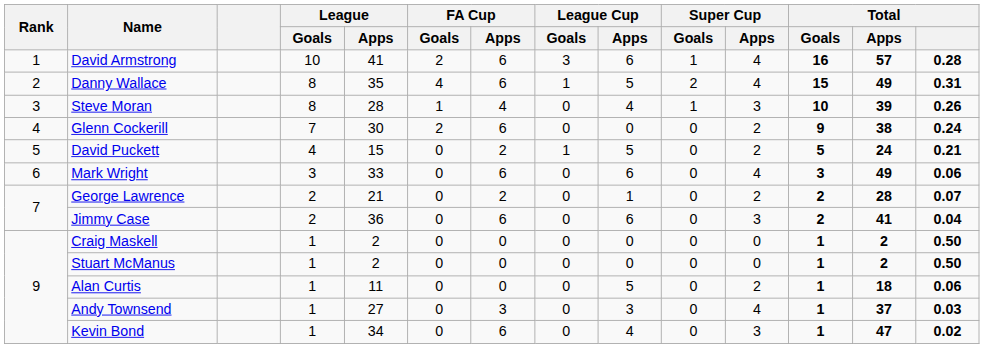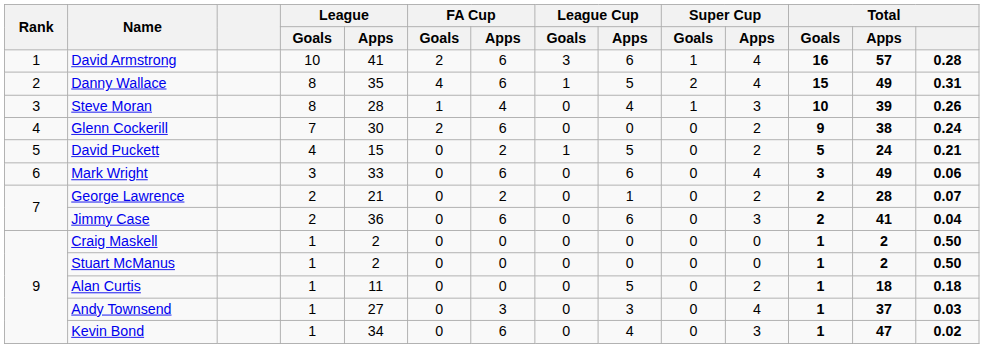(947, 286) 0.06 -> (947, 286) 0.18
